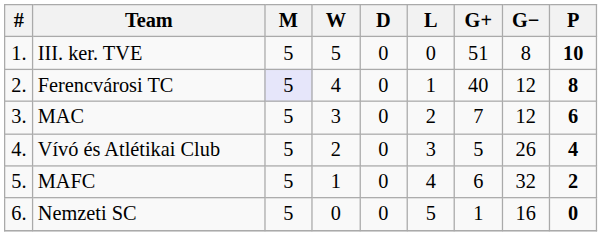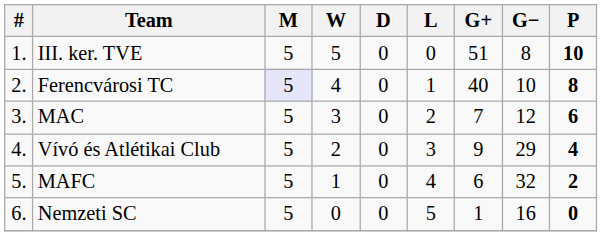(526, 85) 12 -> (526, 85) 10
(478, 149) 5 -> (478, 149) 9
(526, 149) 26 -> (526, 149) 29
